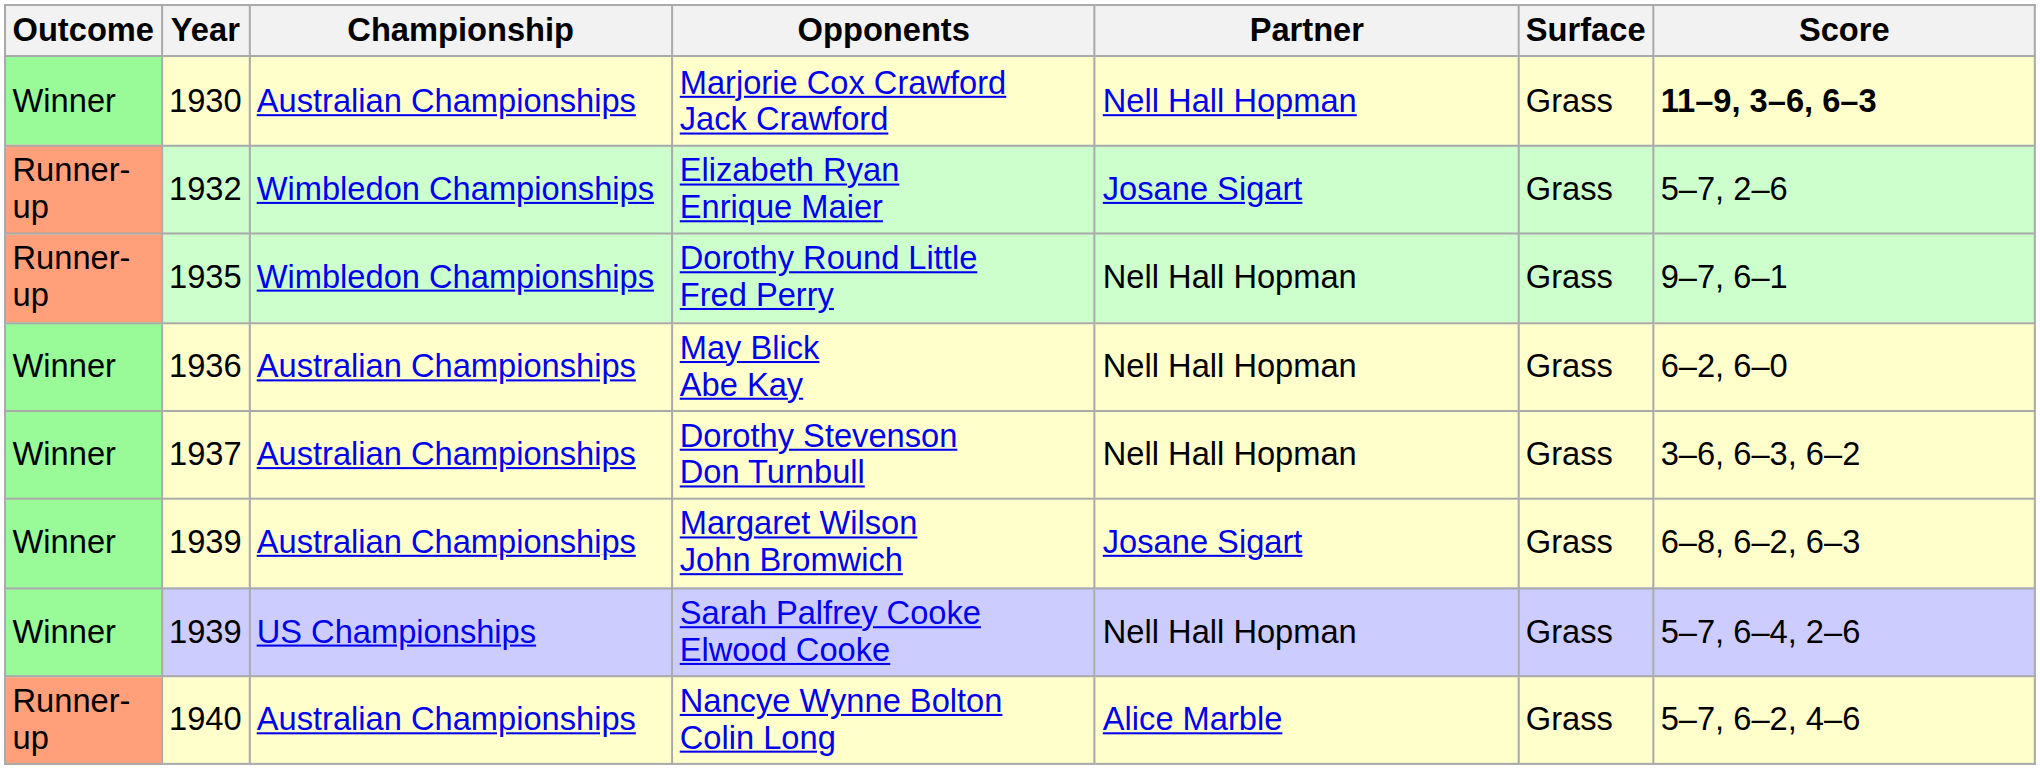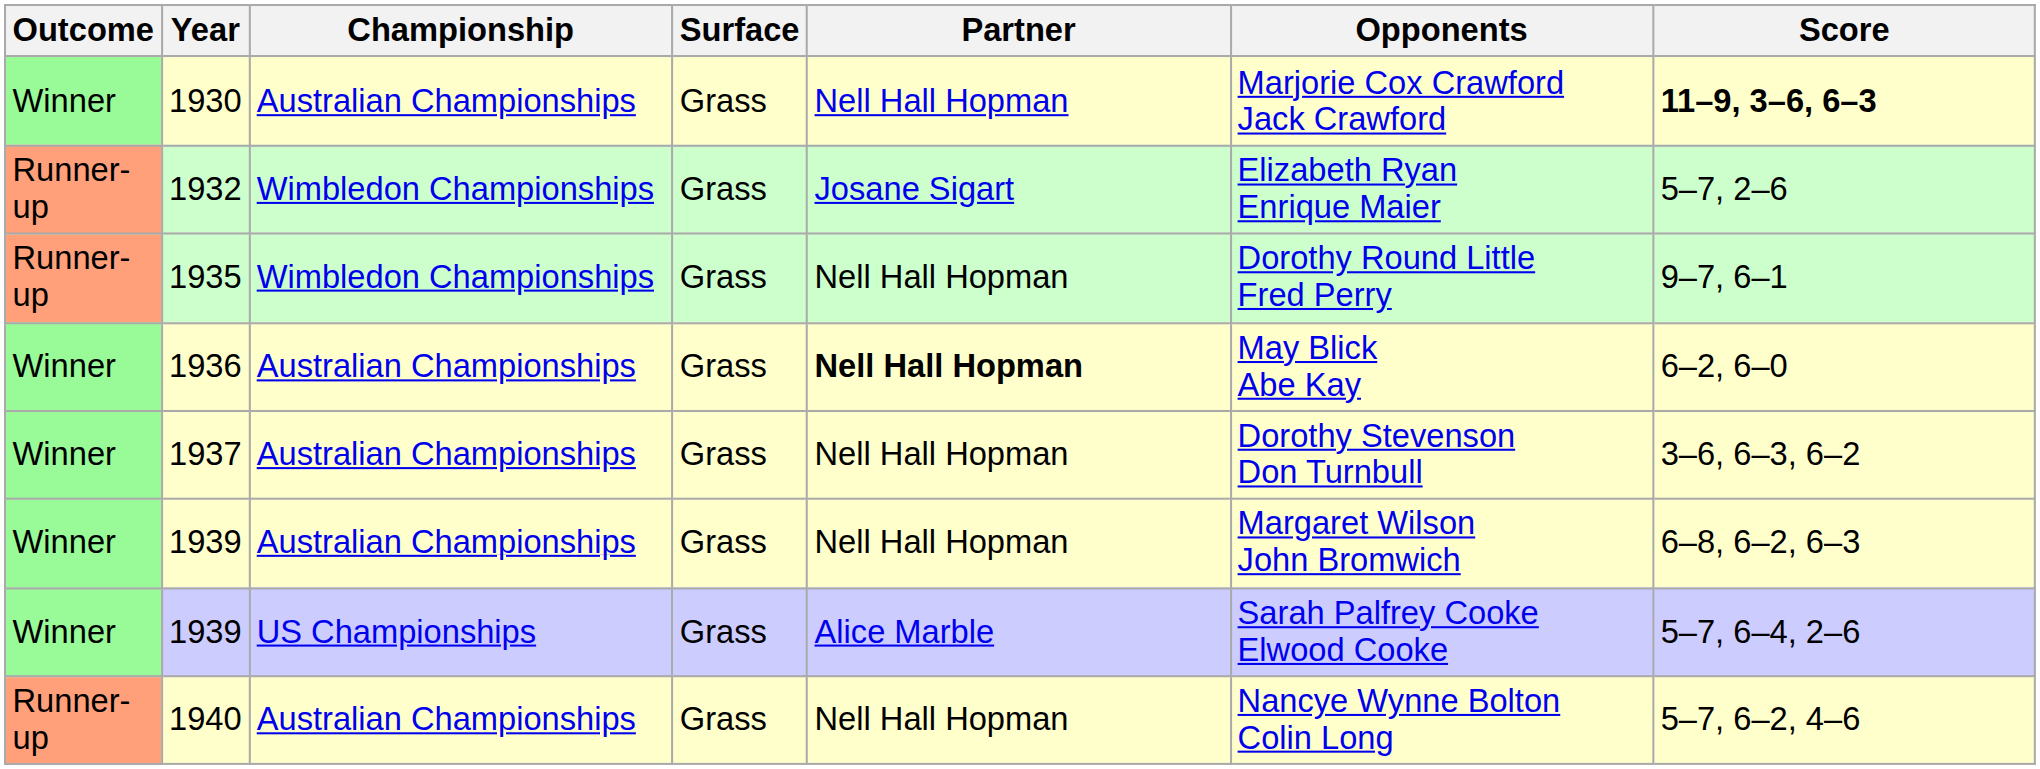columns swapped: (1586, 30) <-> (884, 30)
(1230, 365) normal -> (949, 365) bold
(1203, 542) Josane Sigart -> (942, 542) Nell Hall Hopman
(1230, 631) Nell Hall Hopman -> (904, 631) Alice Marble
(1193, 719) Alice Marble -> (942, 719) Nell Hall Hopman
